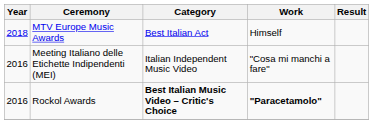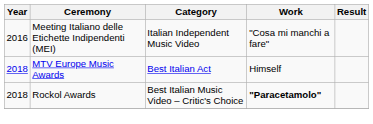rows swapped: (78, 64) <-> (73, 32)
(17, 100) 2016 -> (17, 95) 2018
(185, 100) bold -> (195, 95) normal
